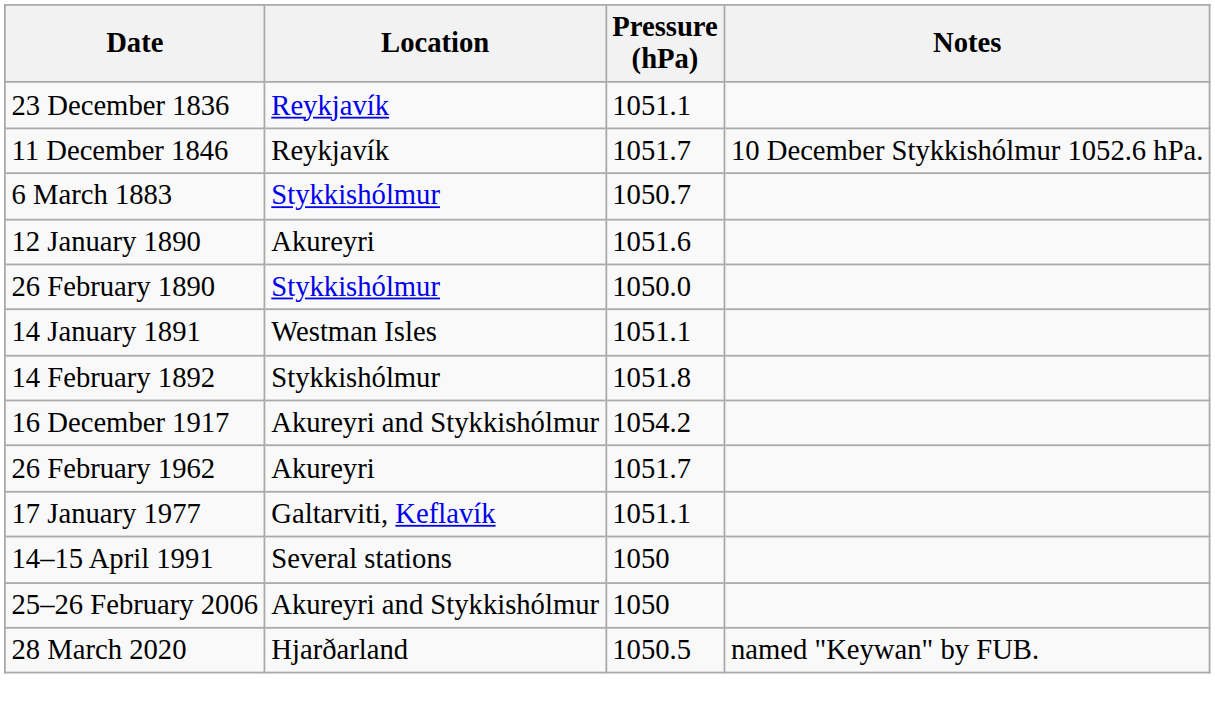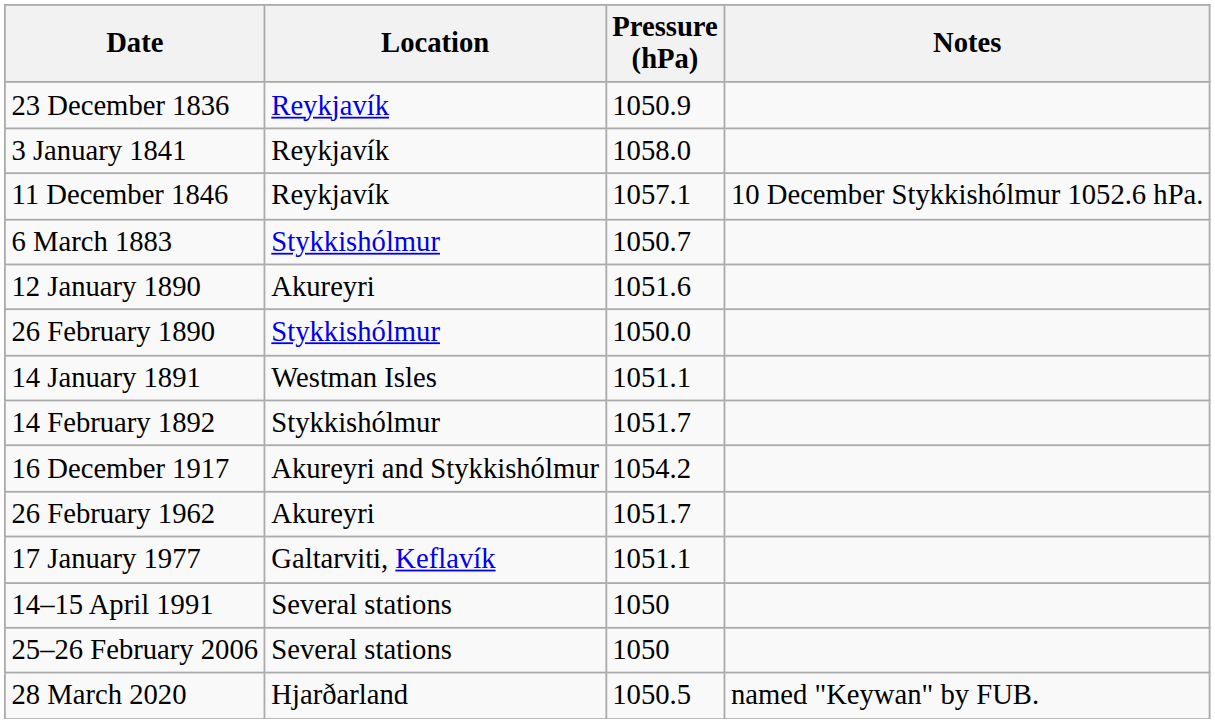(652, 104) 1051.1 -> (652, 104) 1050.9
+ row: (99, 150)
(652, 150) 1051.7 -> (652, 195) 1057.1
(652, 377) 1051.8 -> (652, 422) 1051.7
(435, 604) Akureyri and Stykkishólmur -> (362, 649) Several stations
